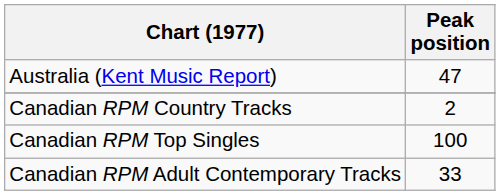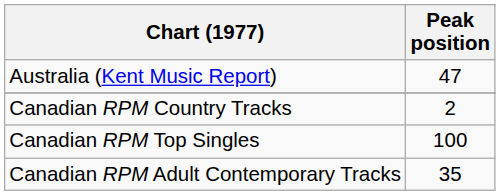(450, 173) 33 -> (450, 173) 35
